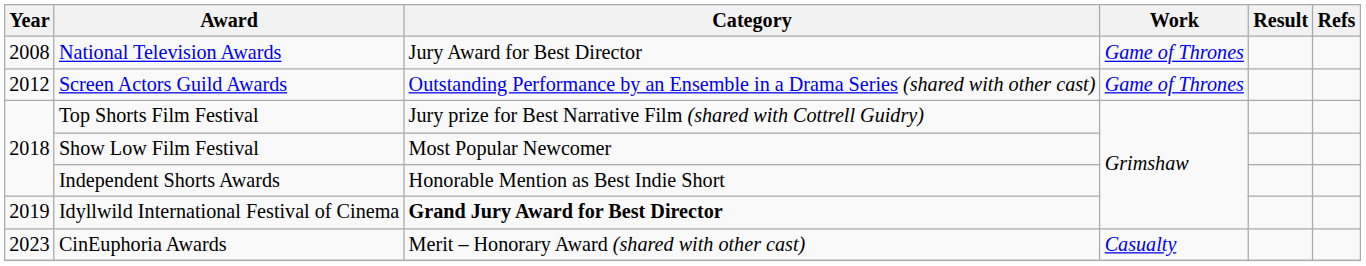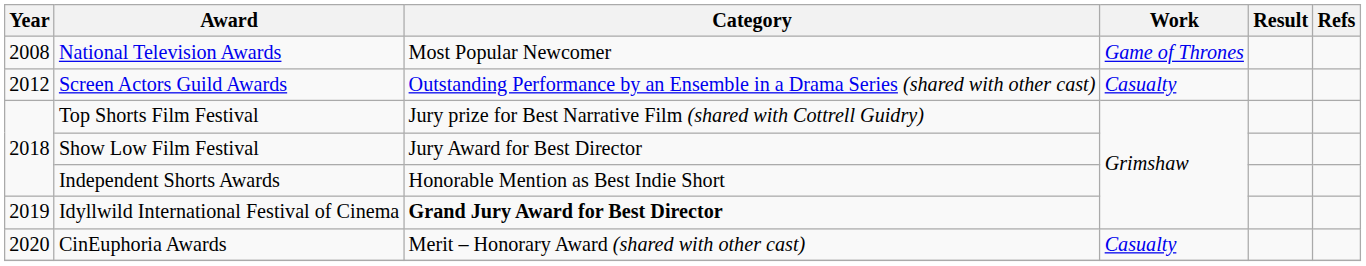(525, 52) Jury Award for Best Director -> (510, 52) Most Popular Newcomer
(1174, 84) Game of Thrones -> (1141, 84) Casualty
(510, 148) Most Popular Newcomer -> (525, 148) Jury Award for Best Director
(29, 244) 2023 -> (29, 244) 2020
